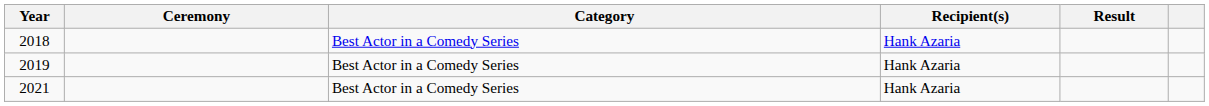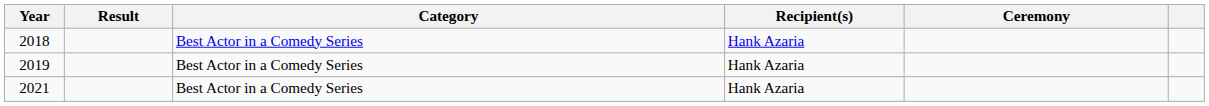columns swapped: (196, 16) <-> (1114, 16)
